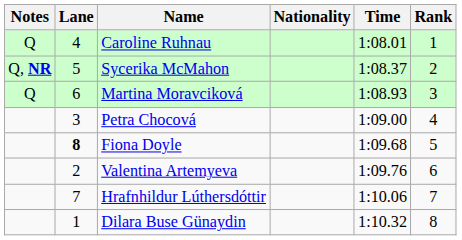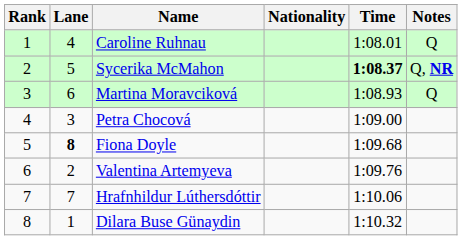columns swapped: (433, 17) <-> (30, 17)
(383, 68) normal -> (378, 68) bold
